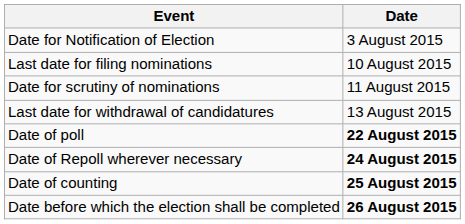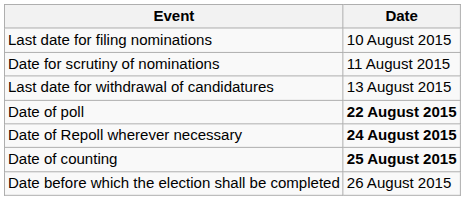- row: (111, 40)
(402, 207) bold -> (399, 183) normal
